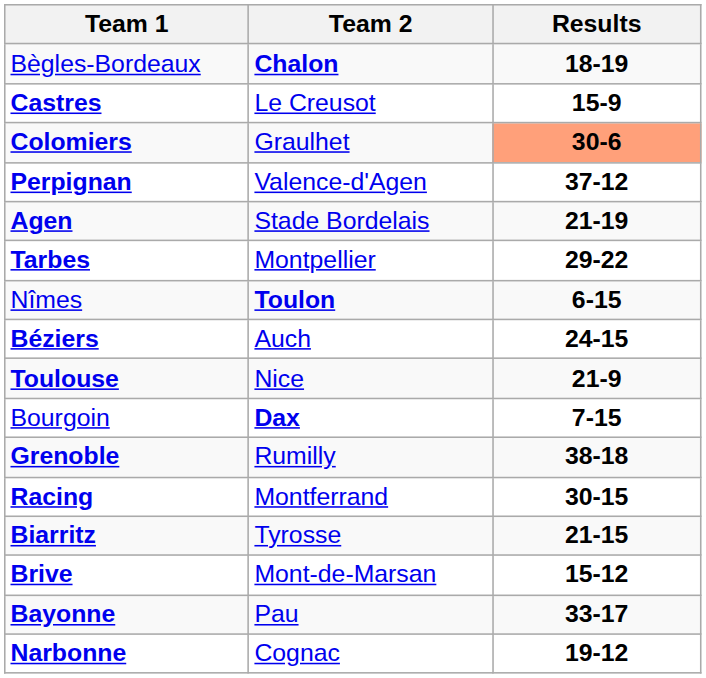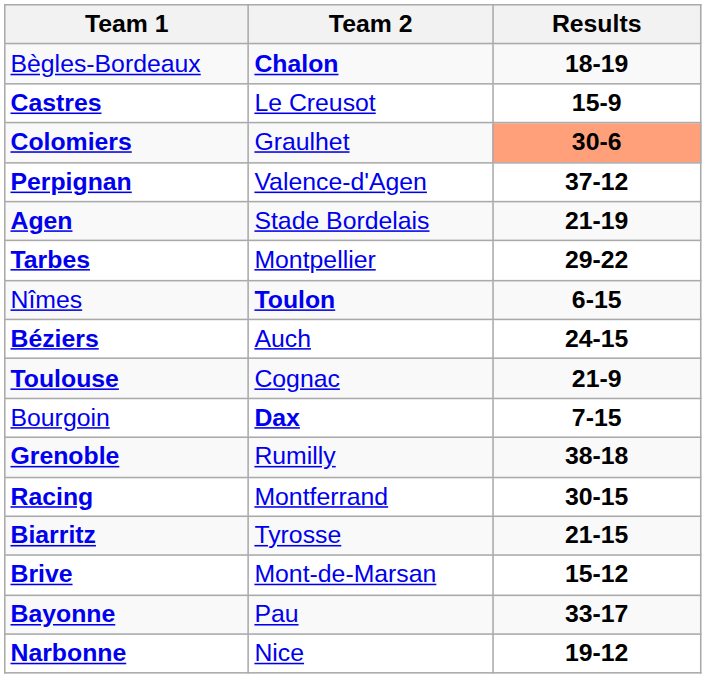(279, 378) Nice -> (297, 378) Cognac
(297, 653) Cognac -> (279, 653) Nice
